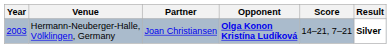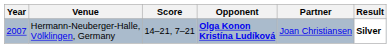columns swapped: (181, 12) <-> (327, 12)
(17, 31) 2003 -> (17, 31) 2007
